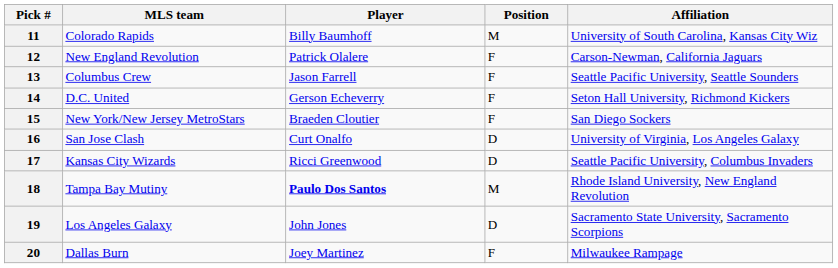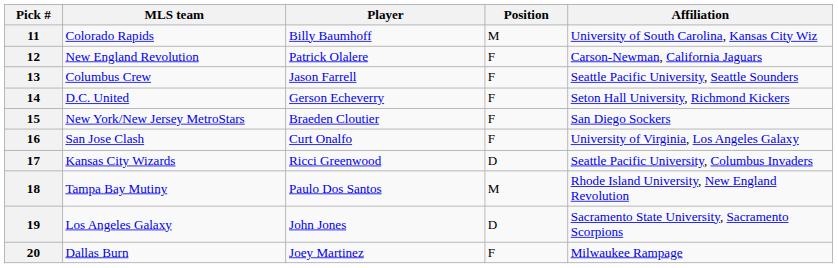(493, 139) D -> (492, 139) F
(338, 188) bold -> (335, 188) normal
